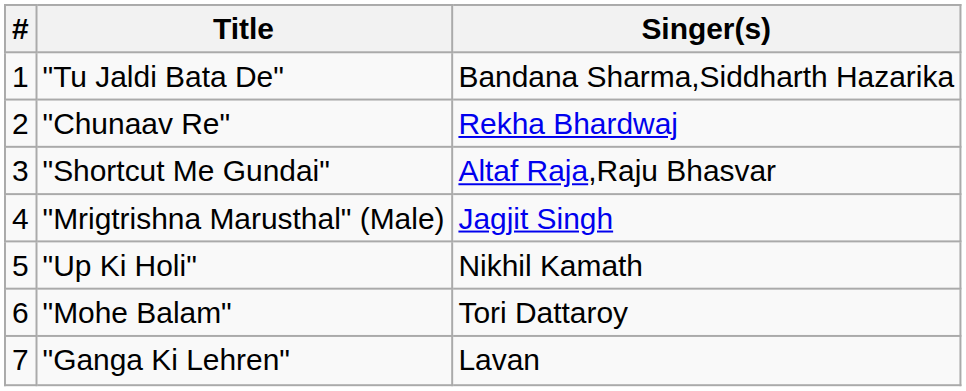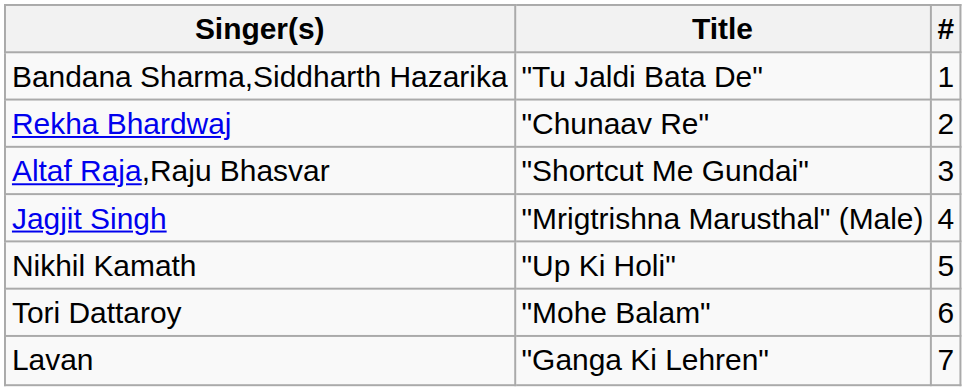columns swapped: (20, 29) <-> (706, 29)
